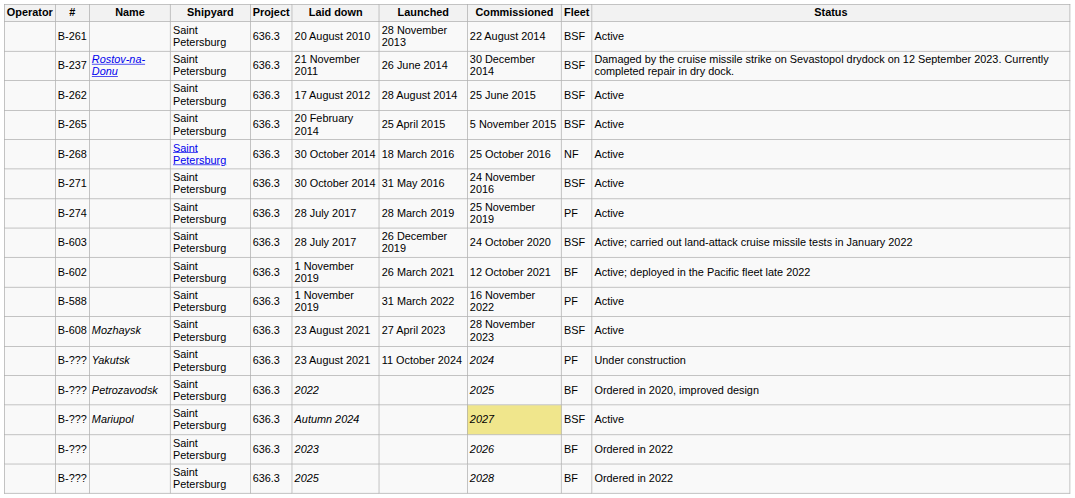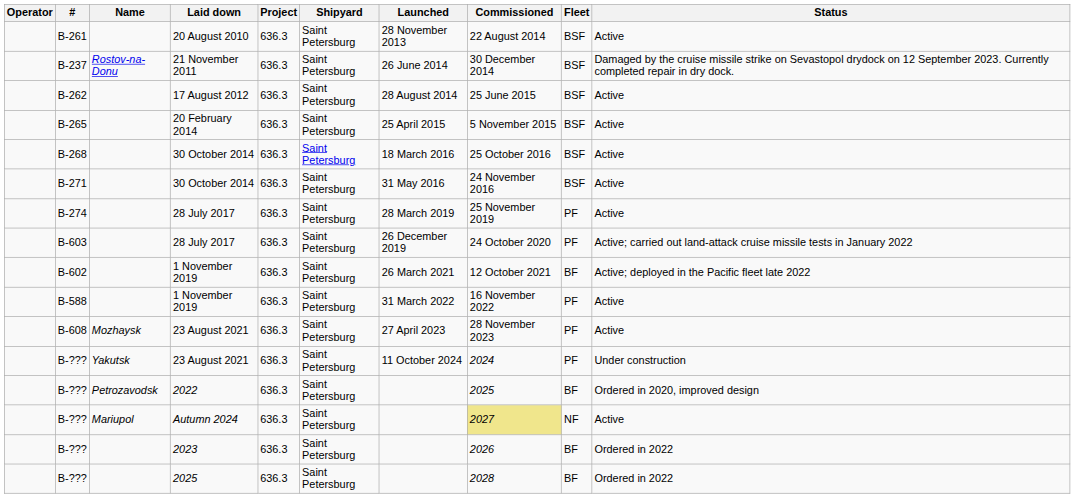columns swapped: (210, 13) <-> (336, 13)
(571, 154) NF -> (575, 154) BSF
(575, 242) BSF -> (571, 242) PF
(575, 331) BSF -> (571, 331) PF
(575, 419) BSF -> (571, 419) NF
